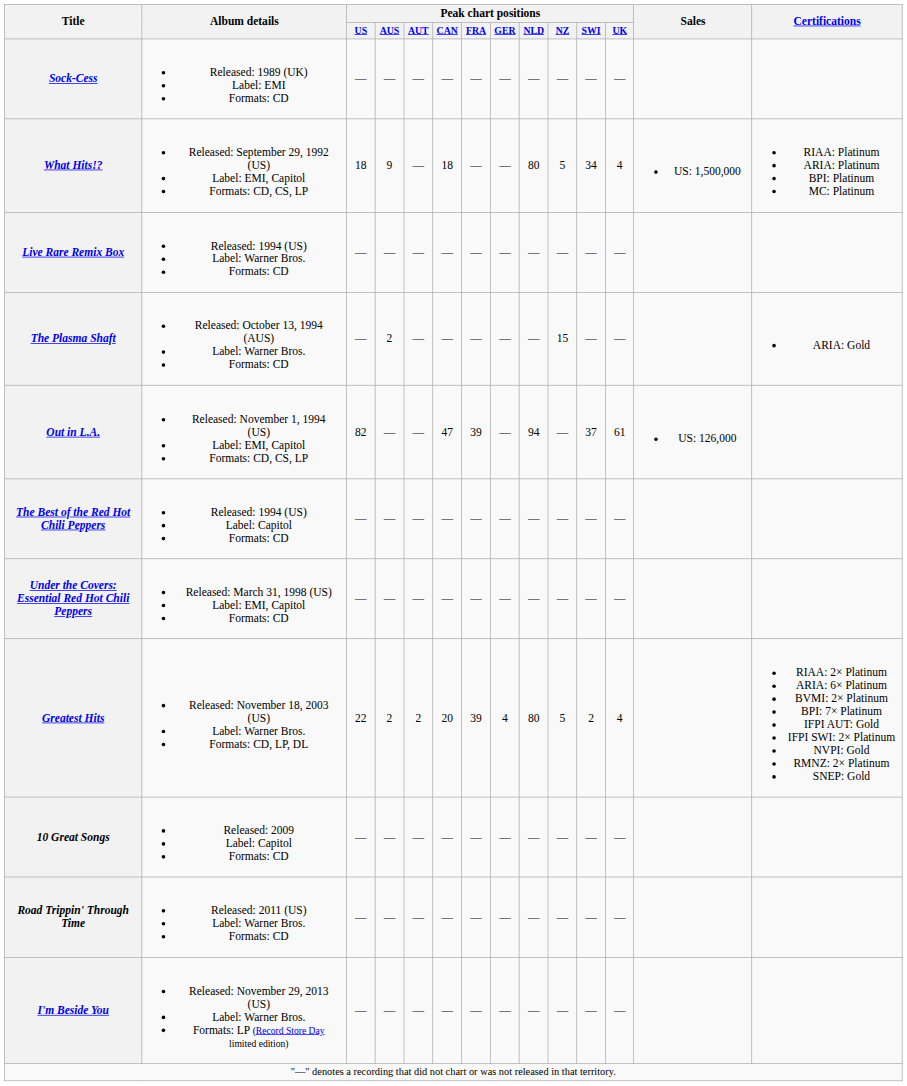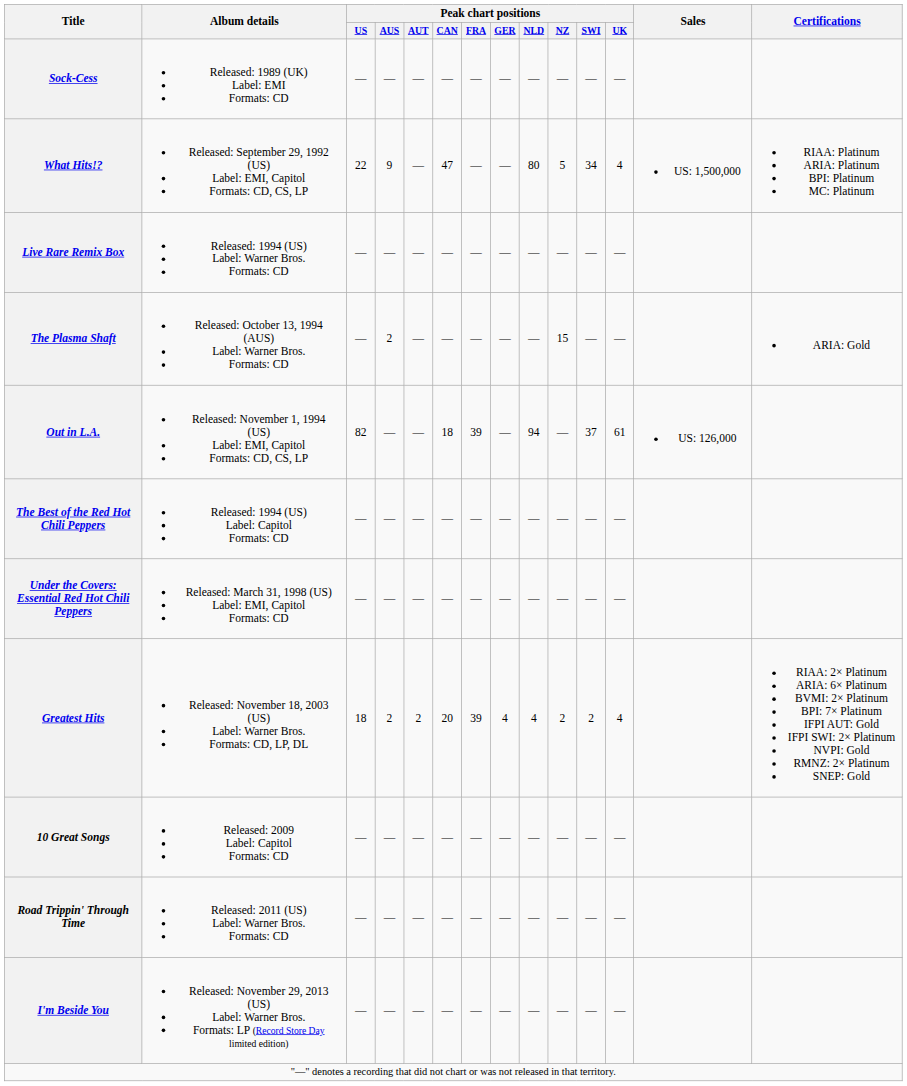(361, 165) 18 -> (361, 165) 22
(447, 165) 18 -> (447, 165) 47
(447, 432) 47 -> (447, 432) 18
(361, 718) 22 -> (361, 718) 18
(534, 718) 80 -> (534, 718) 4
(562, 718) 5 -> (562, 718) 2
